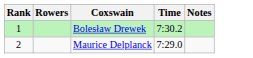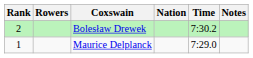+ column: (171, 12)
(19, 28) 1 -> (19, 28) 2
(19, 45) 2 -> (19, 45) 1
